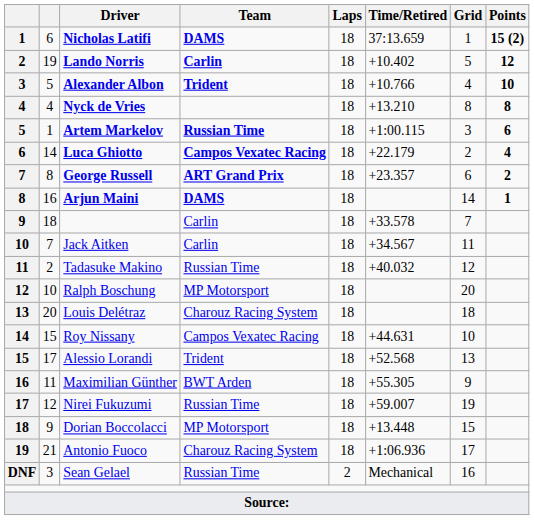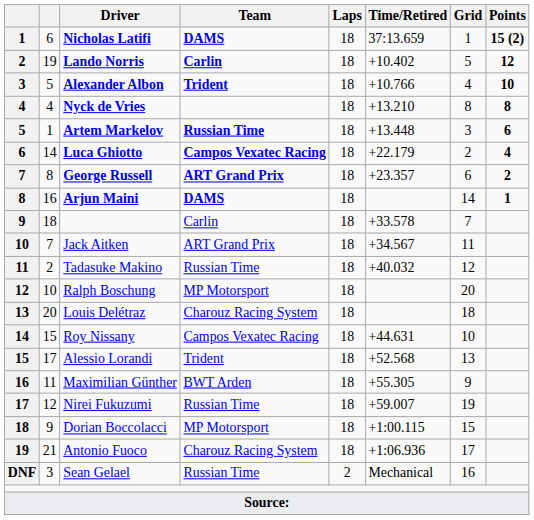(397, 129) +1:00.115 -> (391, 129) +13.448
(201, 244) Carlin -> (229, 244) ART Grand Prix
(391, 427) +13.448 -> (397, 427) +1:00.115
